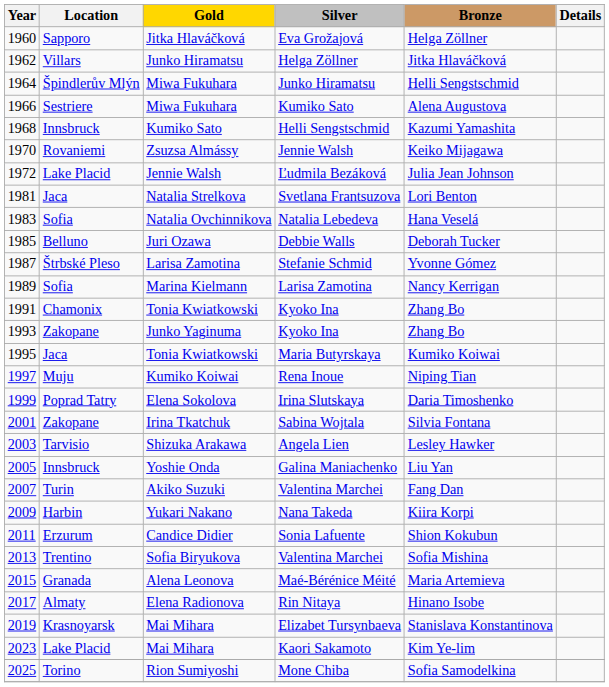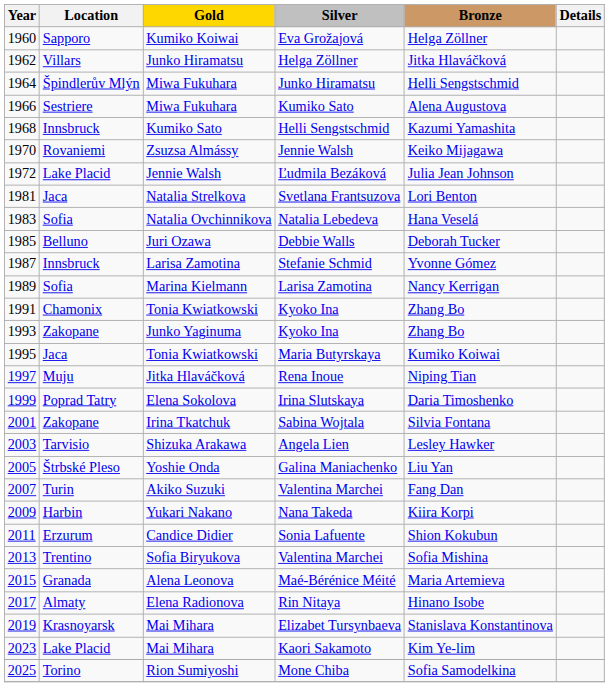(195, 38) Jitka Hlaváčková -> (192, 38) Kumiko Koiwai
(81, 264) Štrbské Pleso -> (71, 264) Innsbruck
(192, 377) Kumiko Koiwai -> (195, 377) Jitka Hlaváčková
(71, 467) Innsbruck -> (81, 467) Štrbské Pleso
